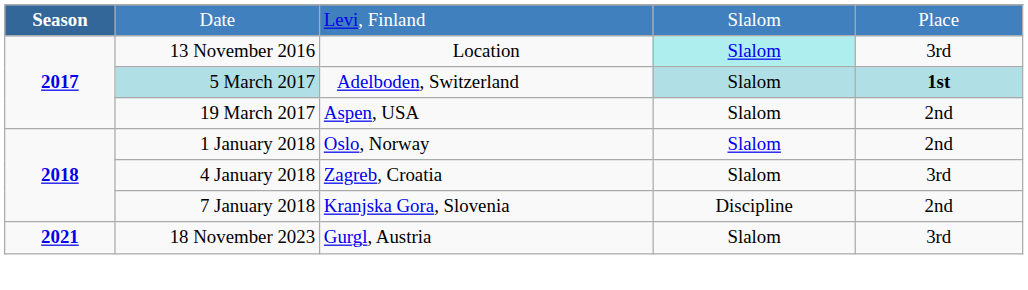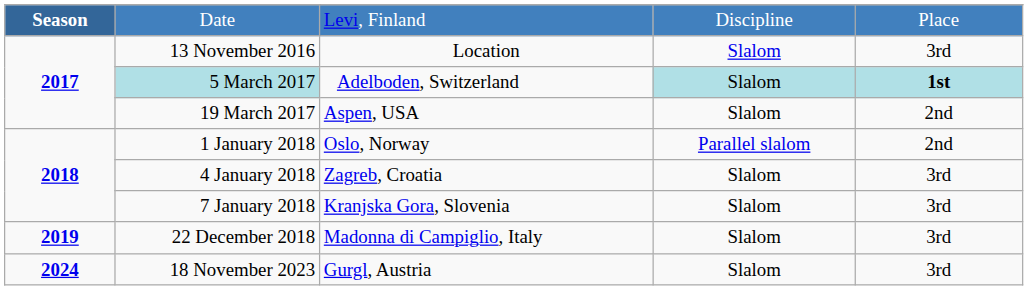(754, 20) Slalom -> (754, 20) Discipline
(754, 51) paleturquoise background -> (754, 51) no background
(754, 144) Slalom -> (754, 144) Parallel slalom
(754, 206) Discipline -> (754, 206) Slalom
(939, 206) 2nd -> (939, 206) 3rd
+ row: (243, 237)
(60, 237) 2021 -> (60, 268) 2024
